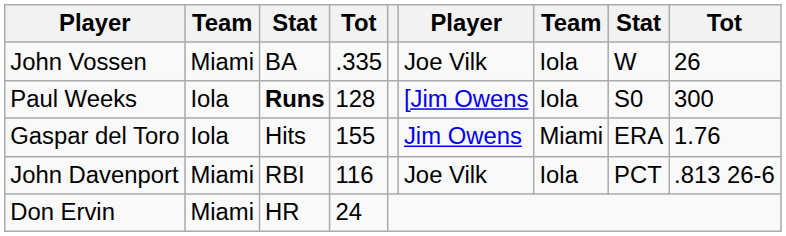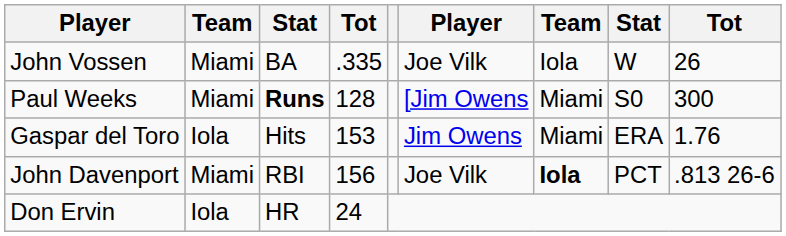(210, 99) Iola -> (222, 99) Miami
(559, 99) Iola -> (571, 99) Miami
(355, 136) 155 -> (355, 136) 153
(355, 174) 116 -> (355, 174) 156
(559, 174) normal -> (560, 174) bold
(222, 212) Miami -> (210, 212) Iola
